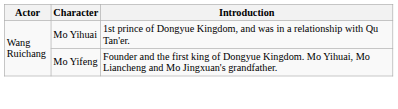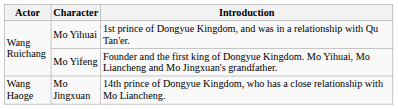+ row: (72, 90)
